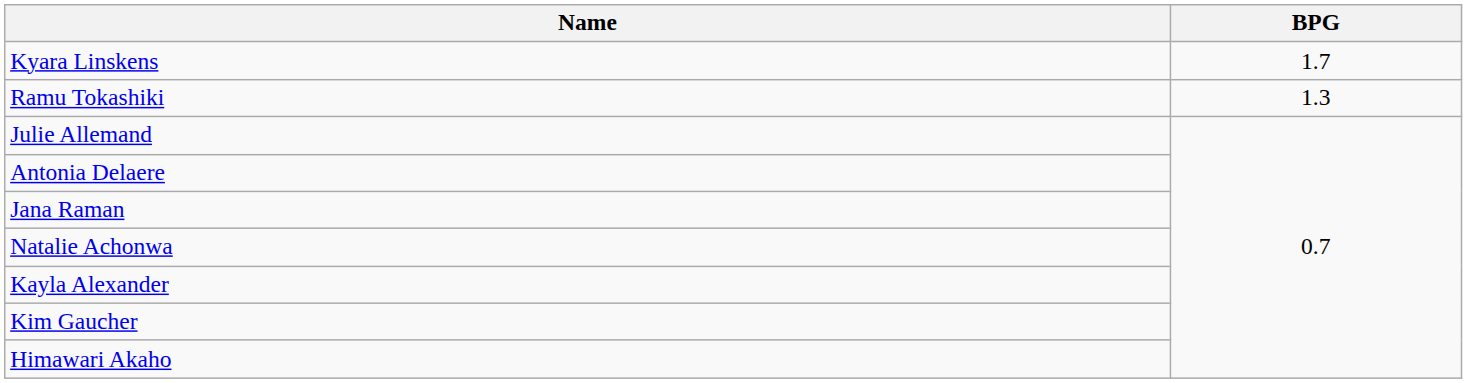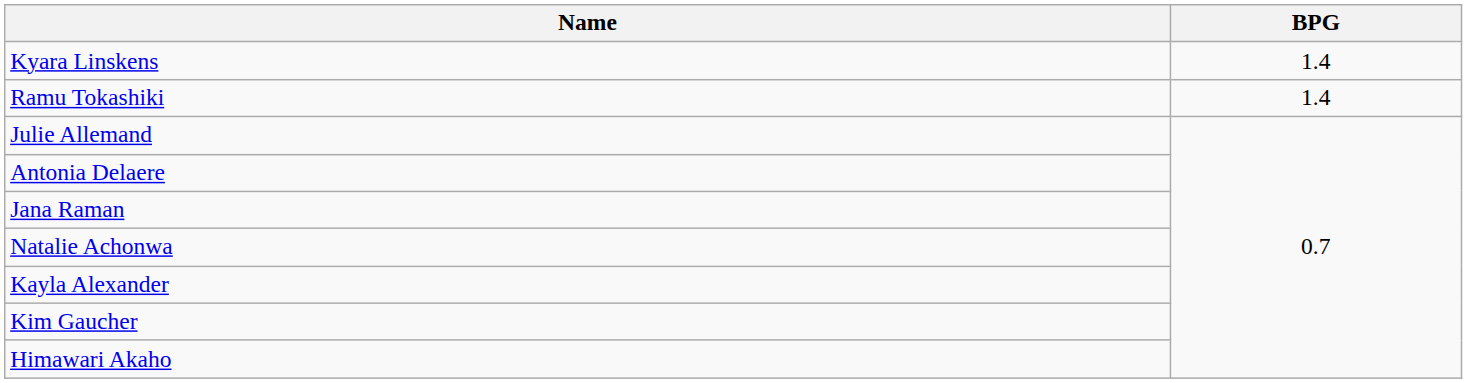(1316, 60) 1.7 -> (1316, 60) 1.4
(1316, 97) 1.3 -> (1316, 97) 1.4
